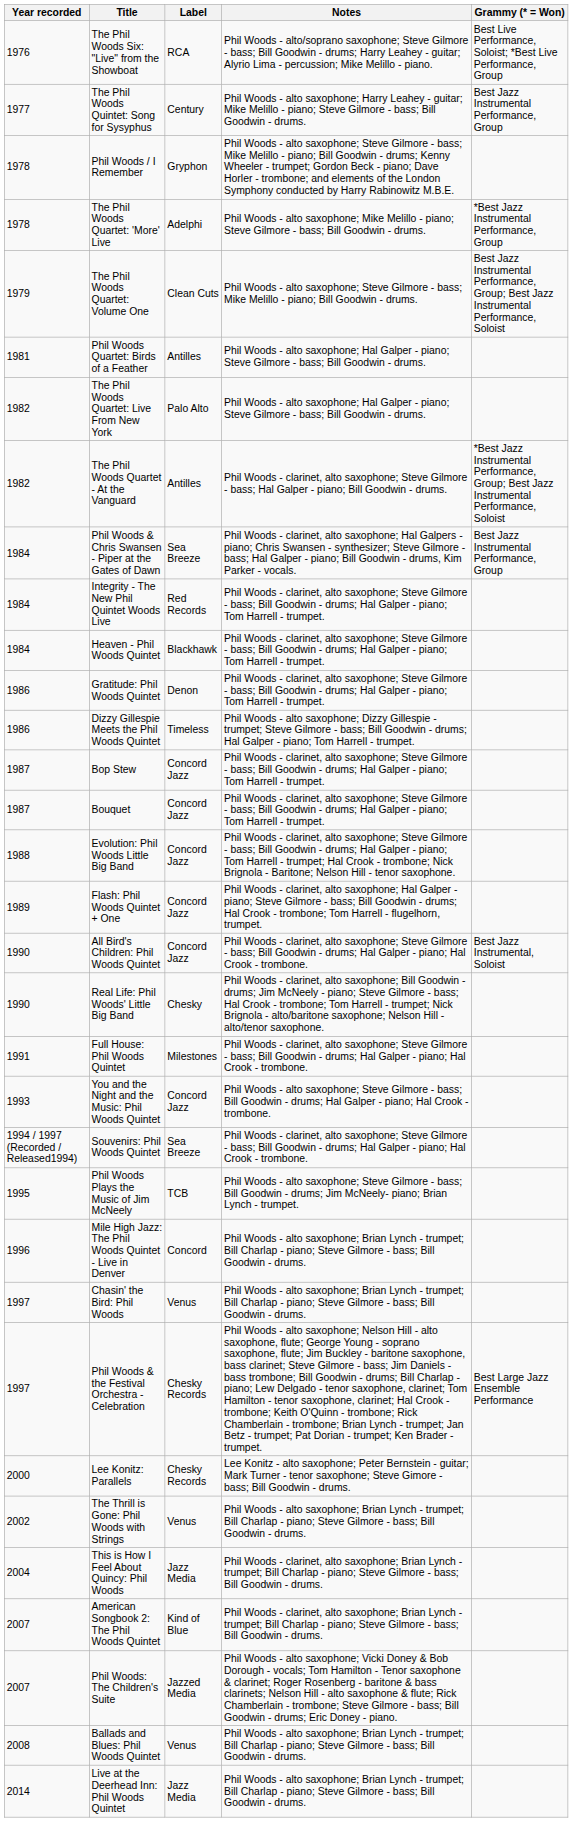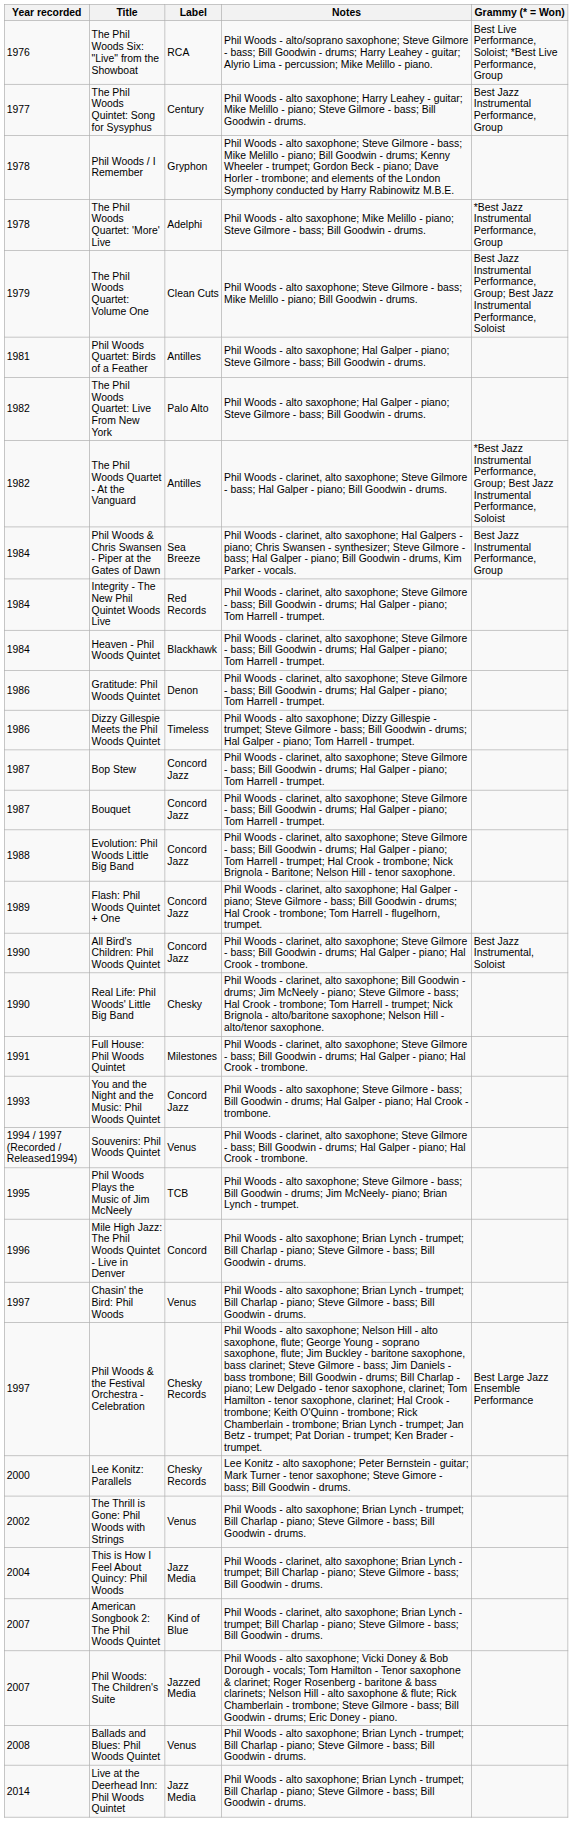(184, 1147) Sea Breeze -> (182, 1147) Venus
